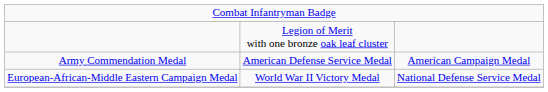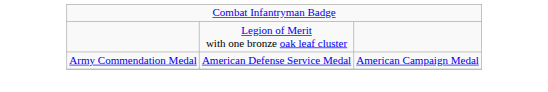- row: (122, 78)
